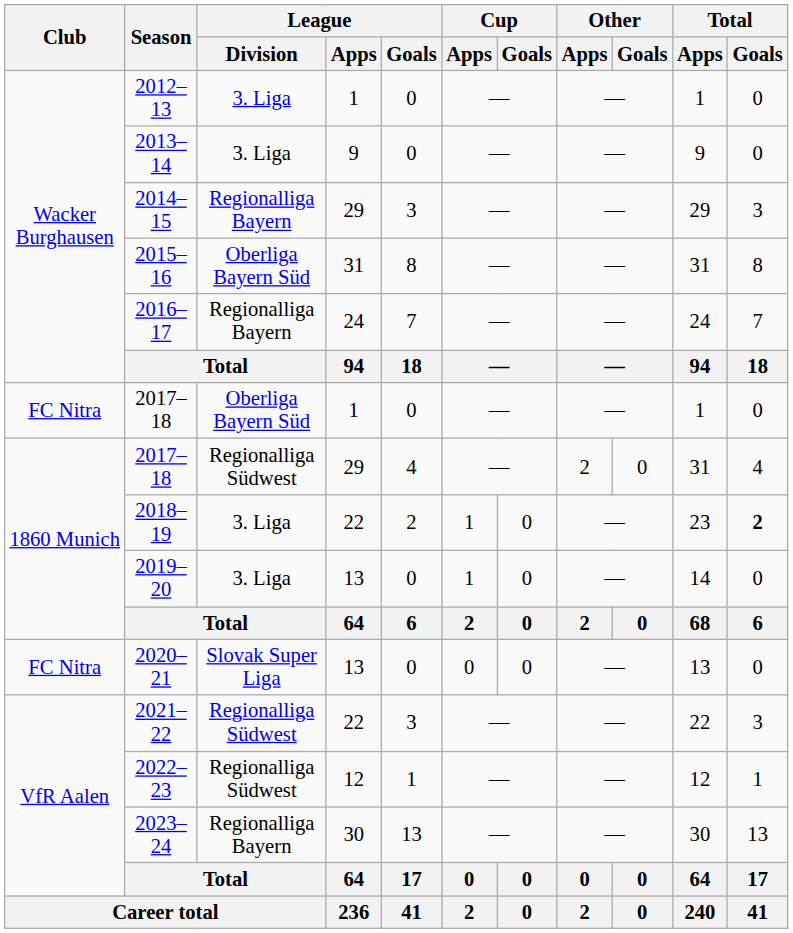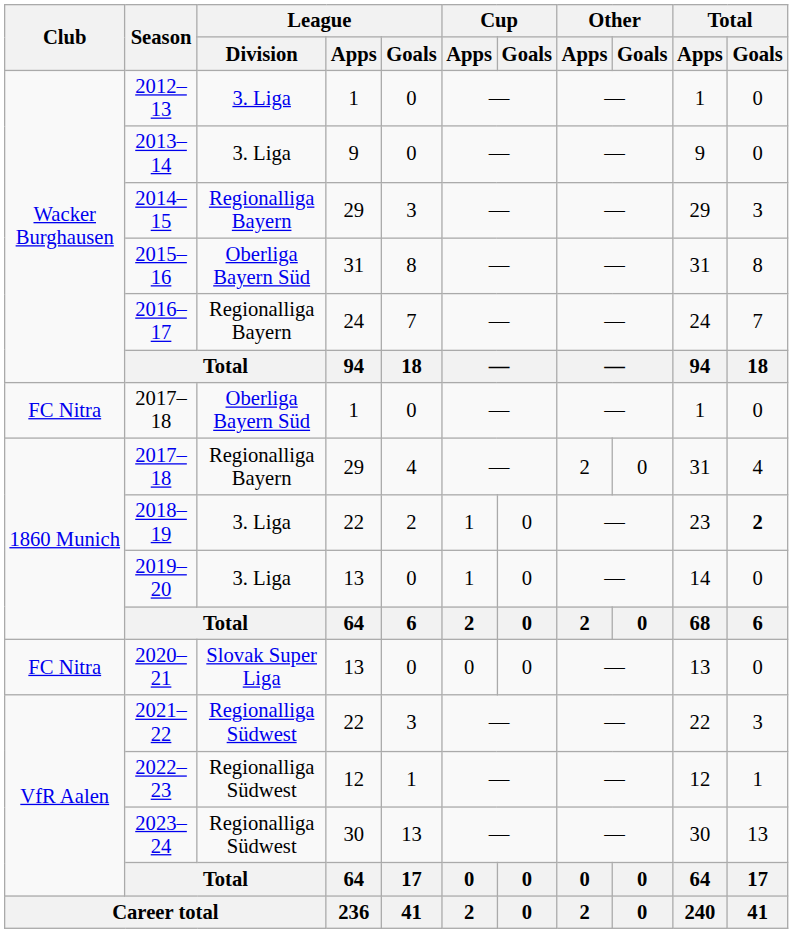(262, 466) Regionalliga Südwest -> (262, 466) Regionalliga Bayern
(262, 834) Regionalliga Bayern -> (262, 834) Regionalliga Südwest
